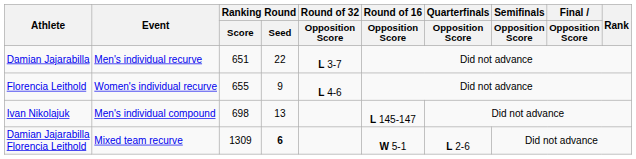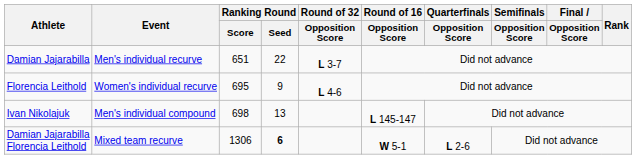(240, 87) 655 -> (240, 87) 695
(240, 141) 1309 -> (240, 141) 1306
